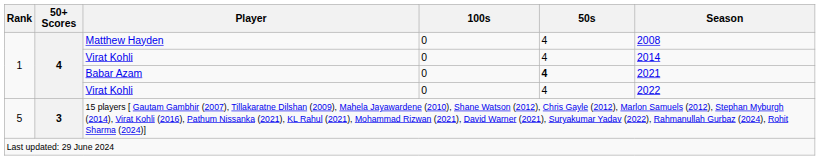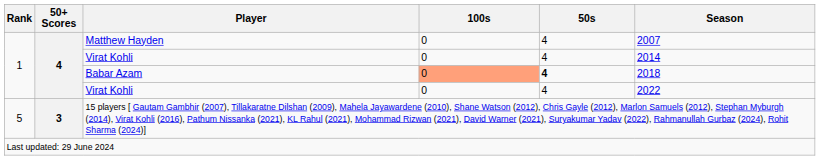(649, 40) 2008 -> (649, 40) 2007
(424, 73) no background -> (424, 73) lightsalmon background
(649, 73) 2021 -> (649, 73) 2018
